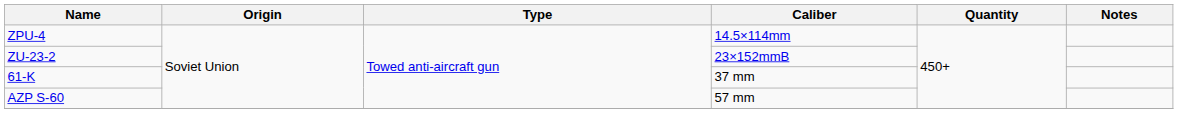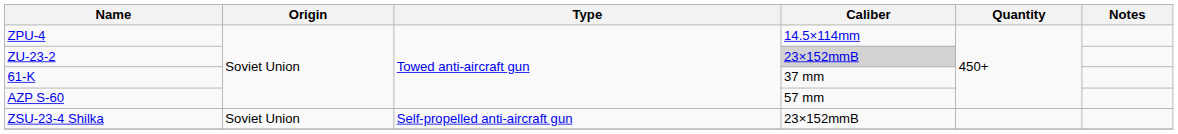(752, 56) no background -> (821, 56) lightgrey background
+ row: (56, 118)
